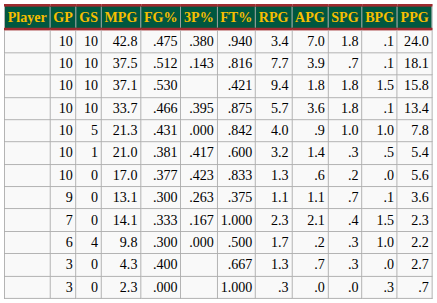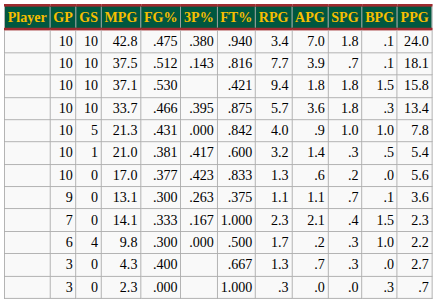(389, 108) .1 -> (389, 108) .3
